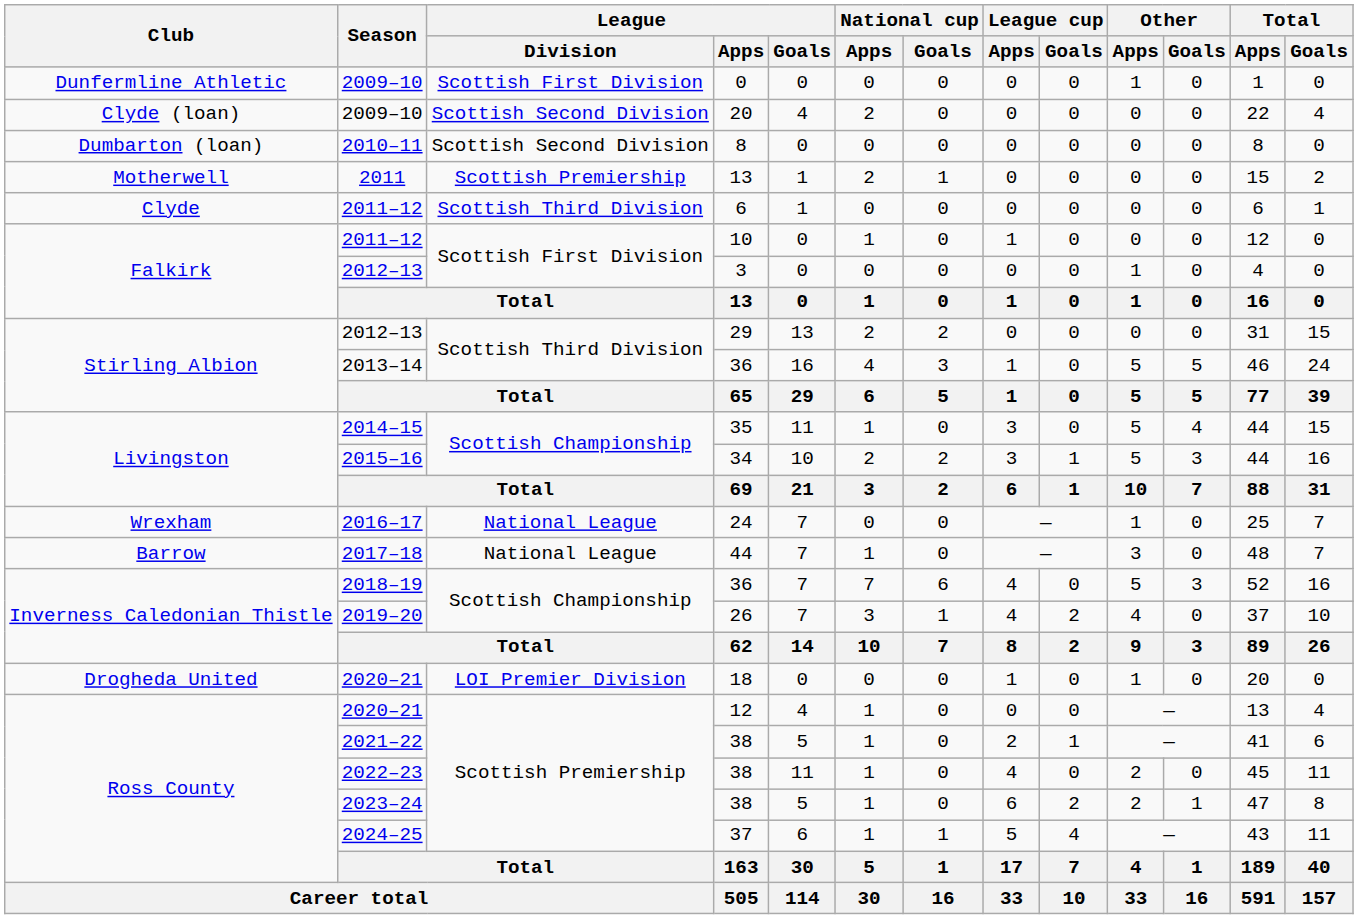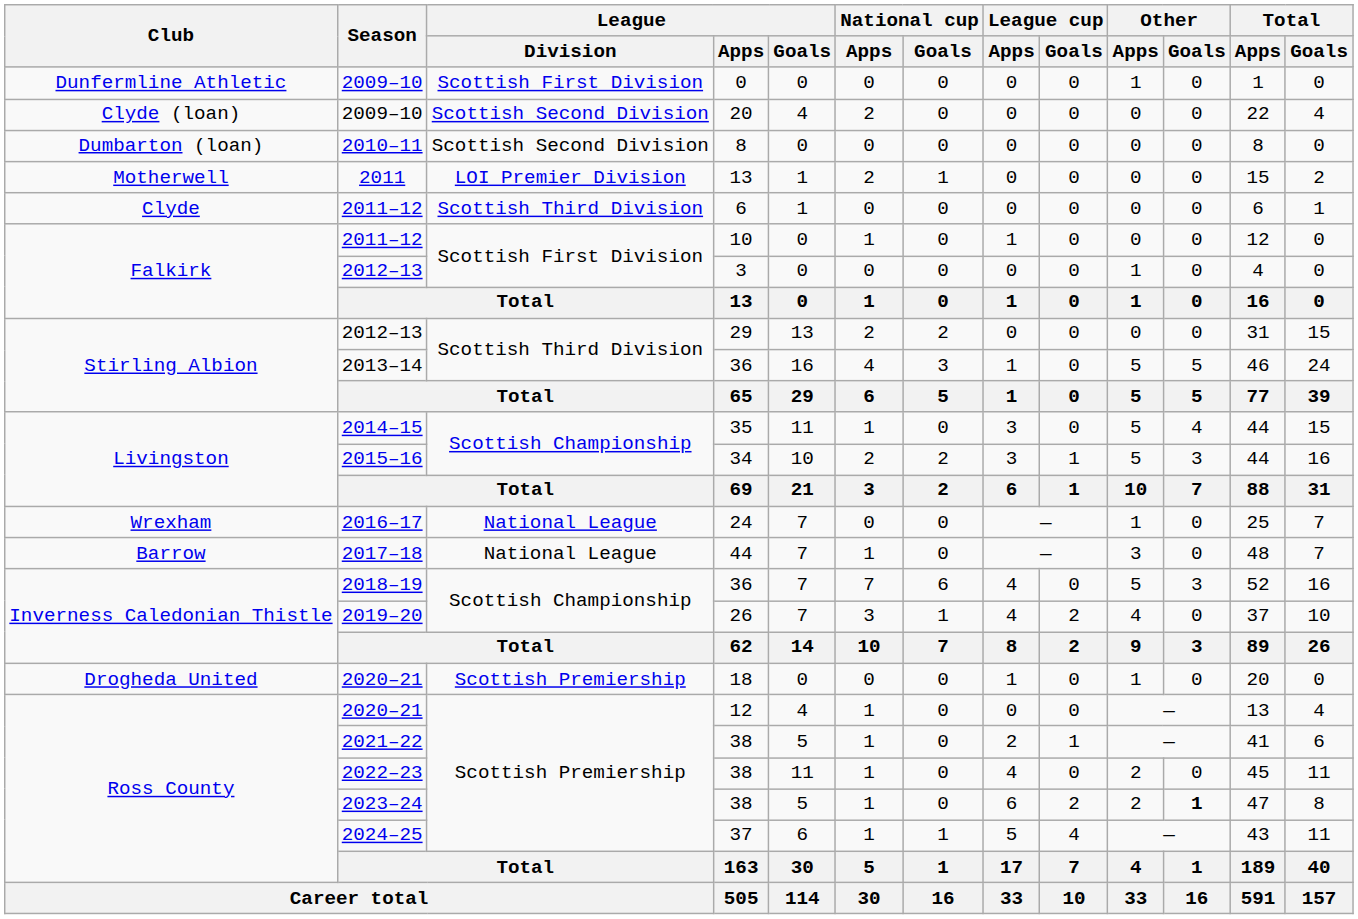(570, 177) Scottish Premiership -> (570, 177) LOI Premier Division
(570, 679) LOI Premier Division -> (570, 679) Scottish Premiership
(1197, 804) normal -> (1197, 804) bold
